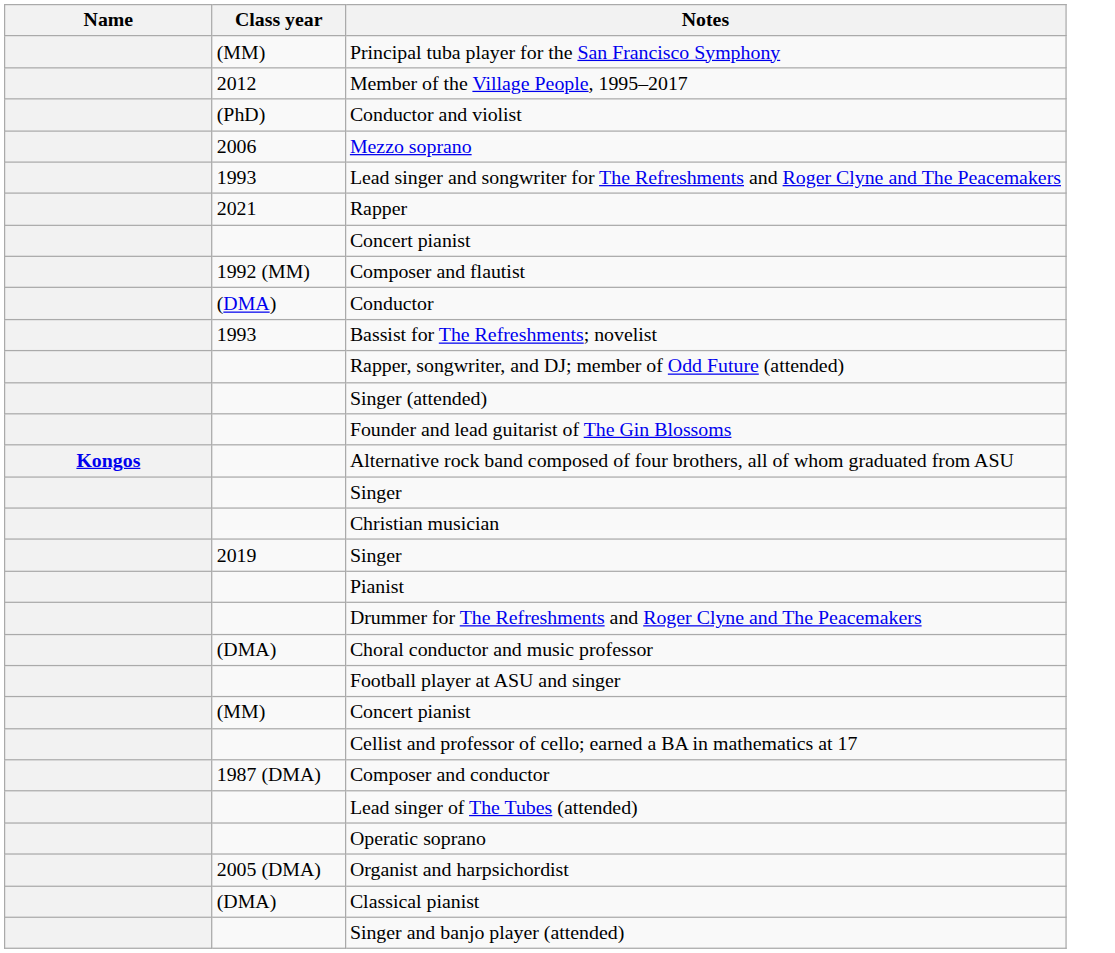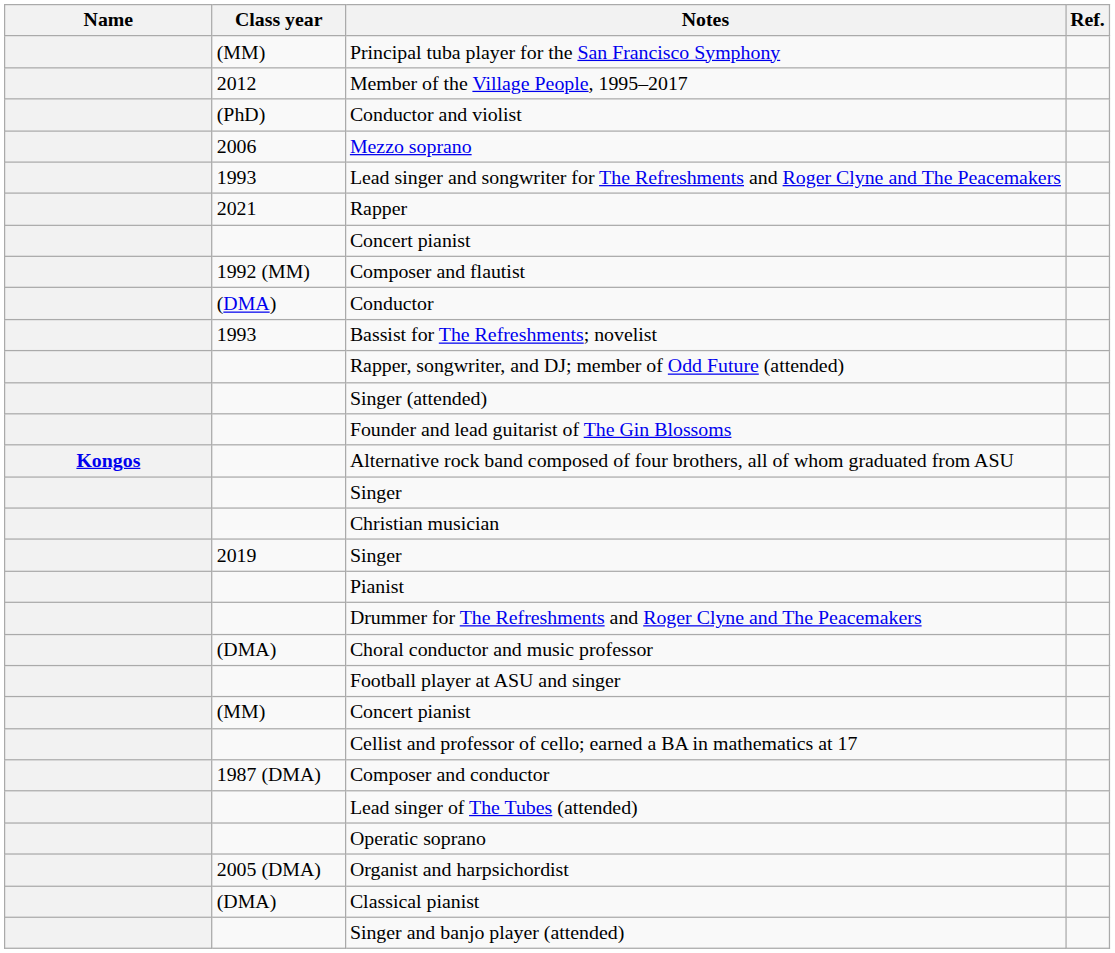+ column: (1087, 20)
